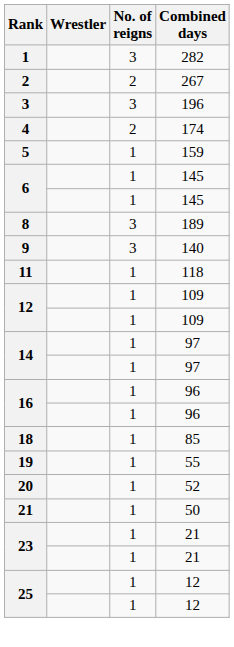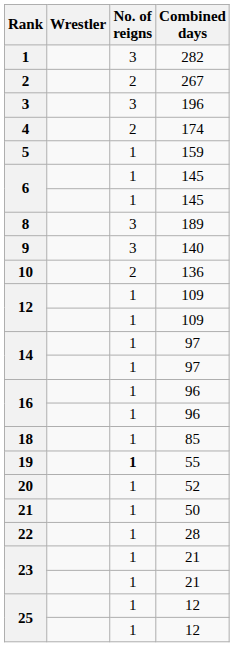+ row: (25, 271)
- row: (25, 271)
(133, 462) normal -> (133, 462) bold
+ row: (25, 534)
